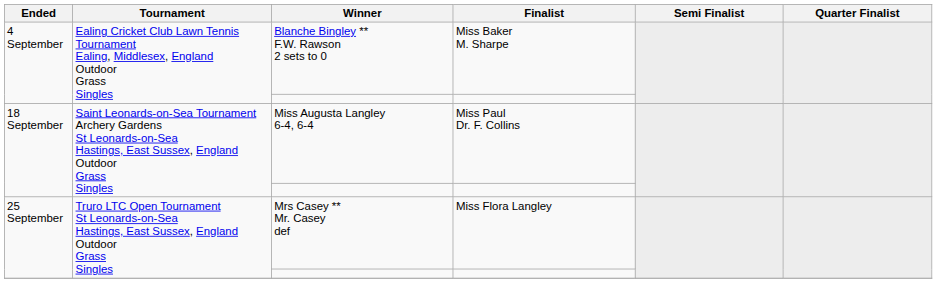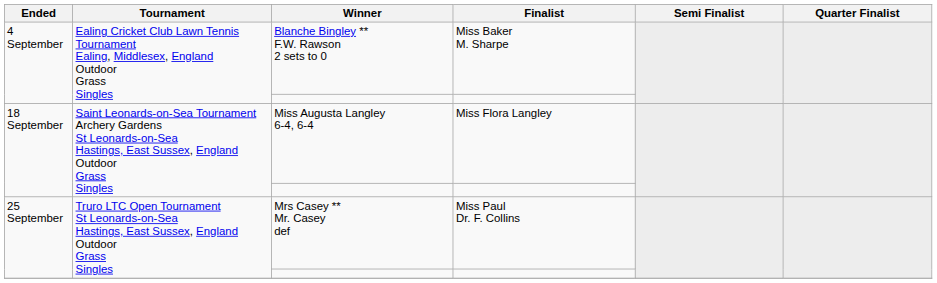(488, 118) Miss Paul Dr. F. Collins -> (504, 112) Miss Flora Langley
(504, 206) Miss Flora Langley -> (488, 212) Miss Paul Dr. F. Collins
